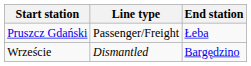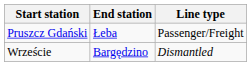columns swapped: (214, 14) <-> (136, 14)
